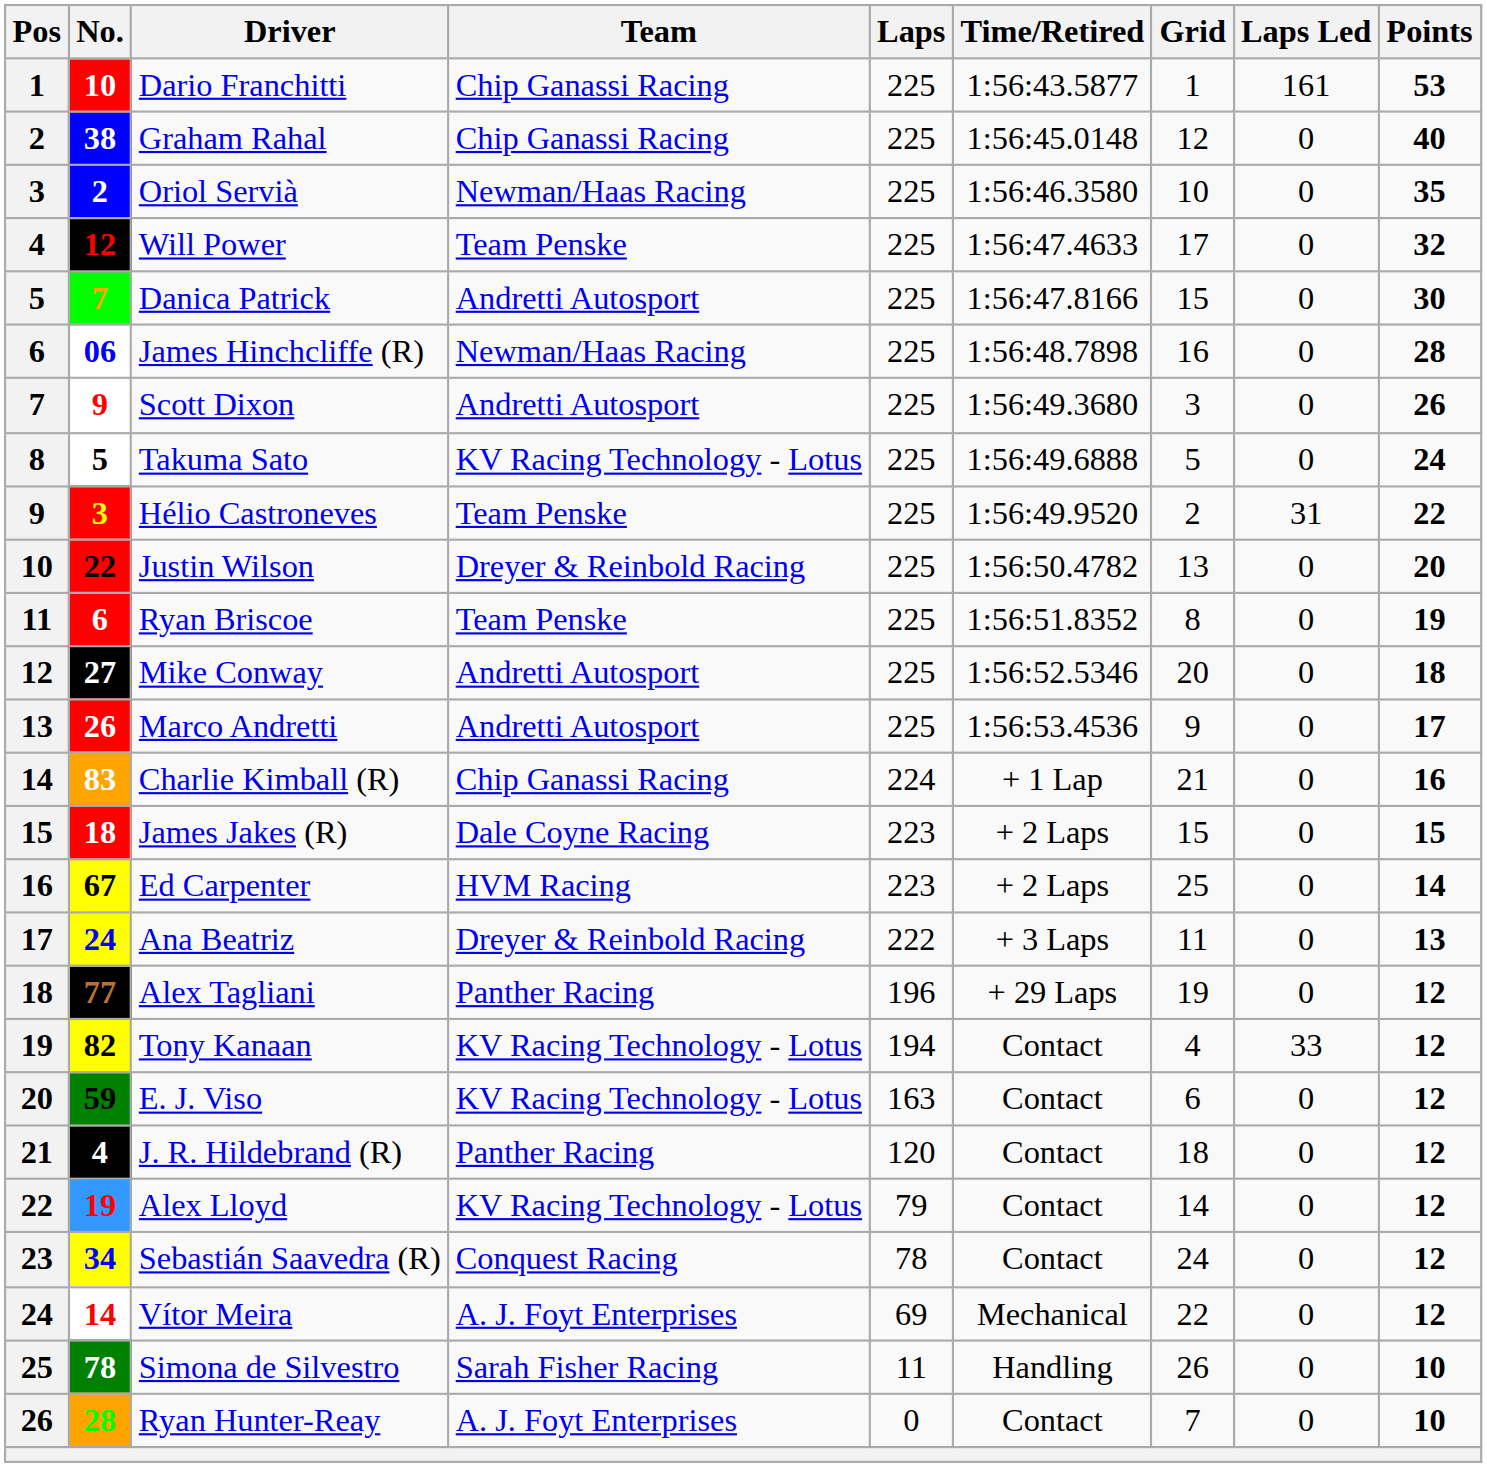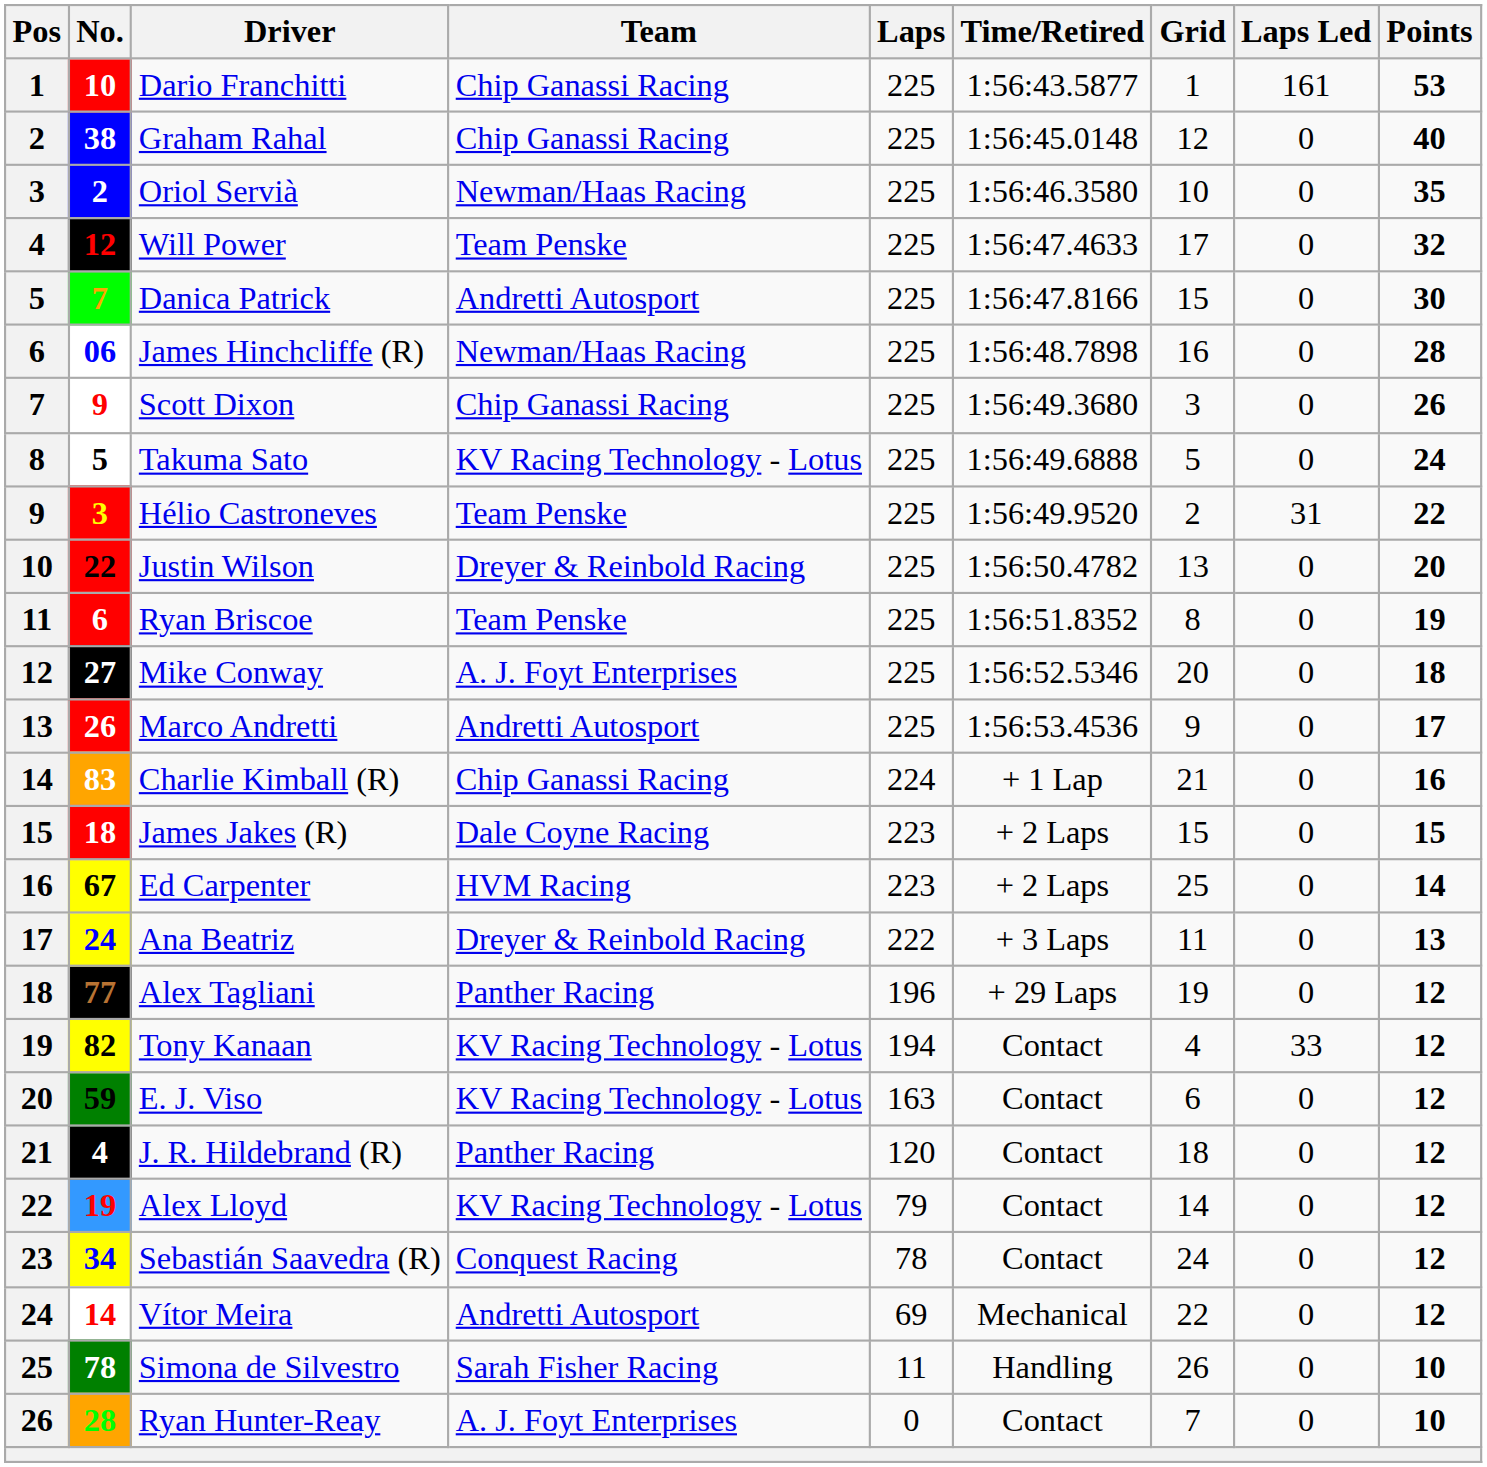(577, 405) Andretti Autosport -> (592, 405) Chip Ganassi Racing
(577, 671) Andretti Autosport -> (596, 671) A. J. Foyt Enterprises
(596, 1312) A. J. Foyt Enterprises -> (577, 1312) Andretti Autosport
